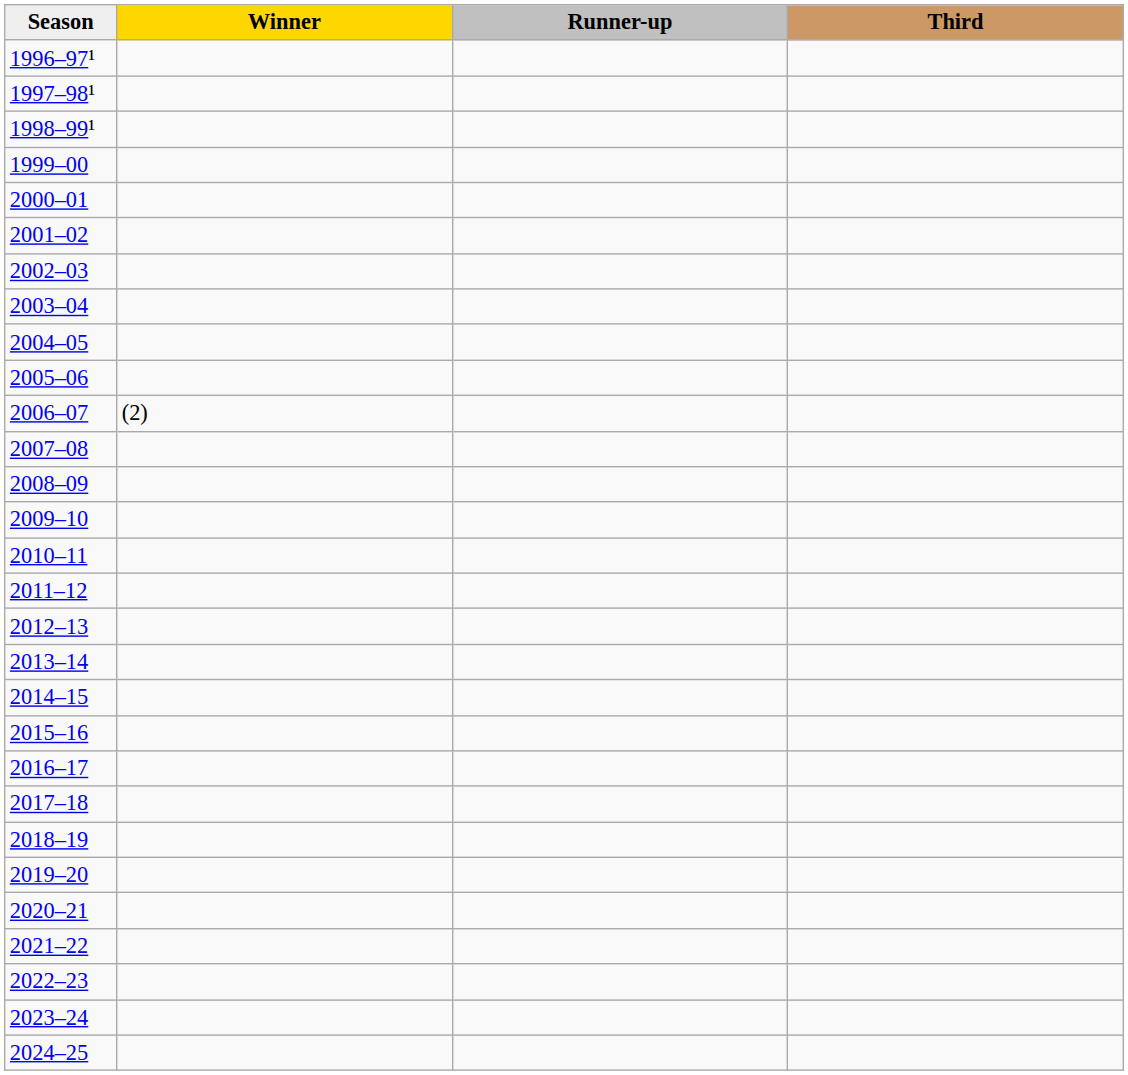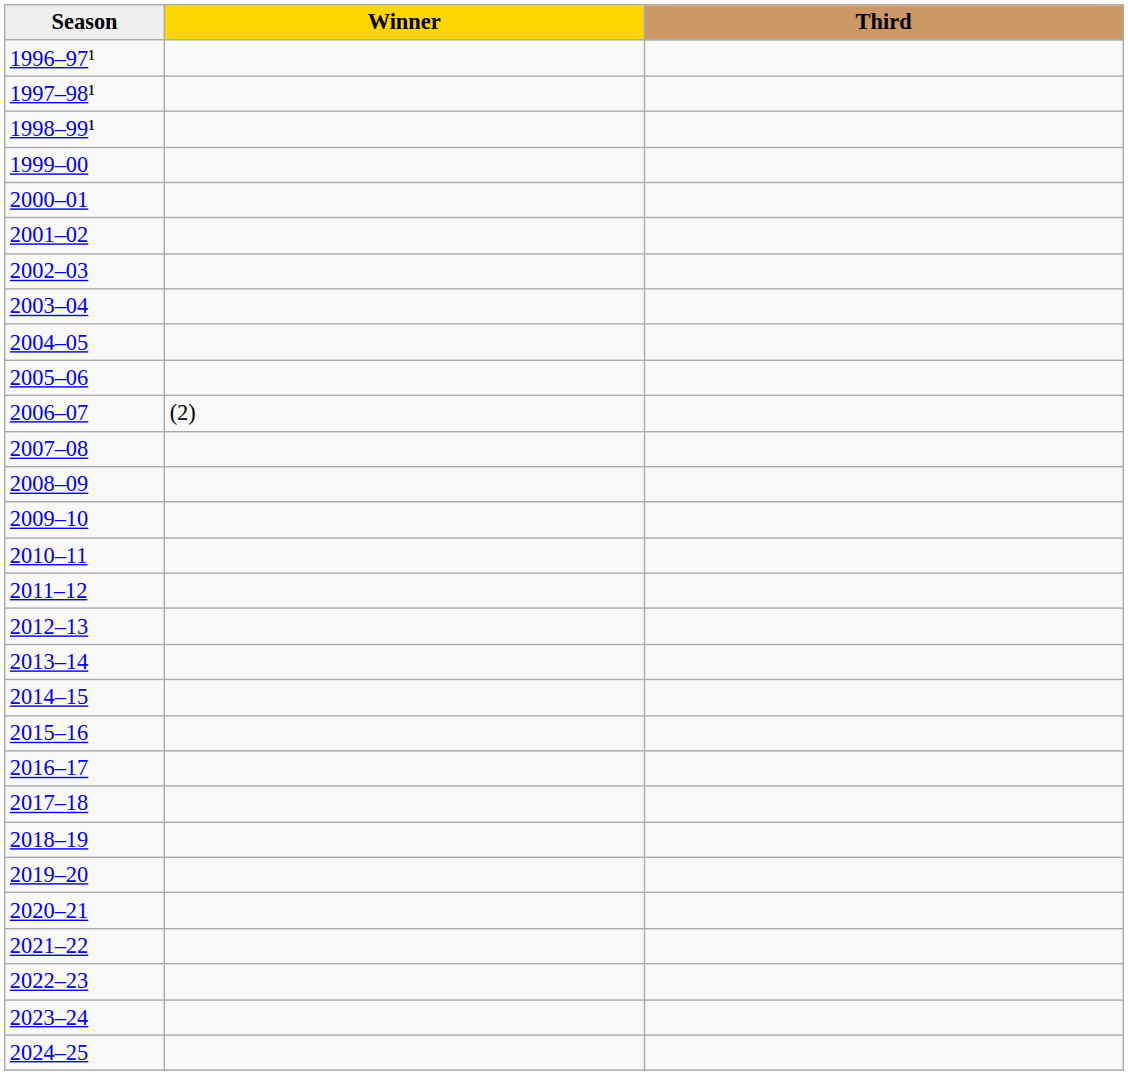- column: (620, 22)
